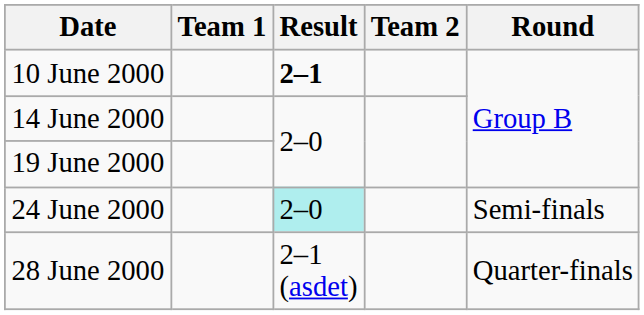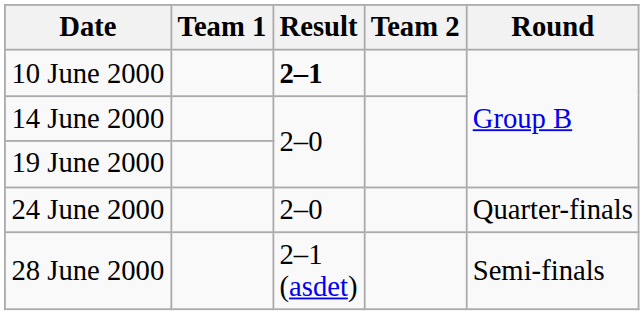(301, 208) paleturquoise background -> (301, 208) no background
(539, 208) Semi-finals -> (553, 208) Quarter-finals
(553, 270) Quarter-finals -> (539, 270) Semi-finals
